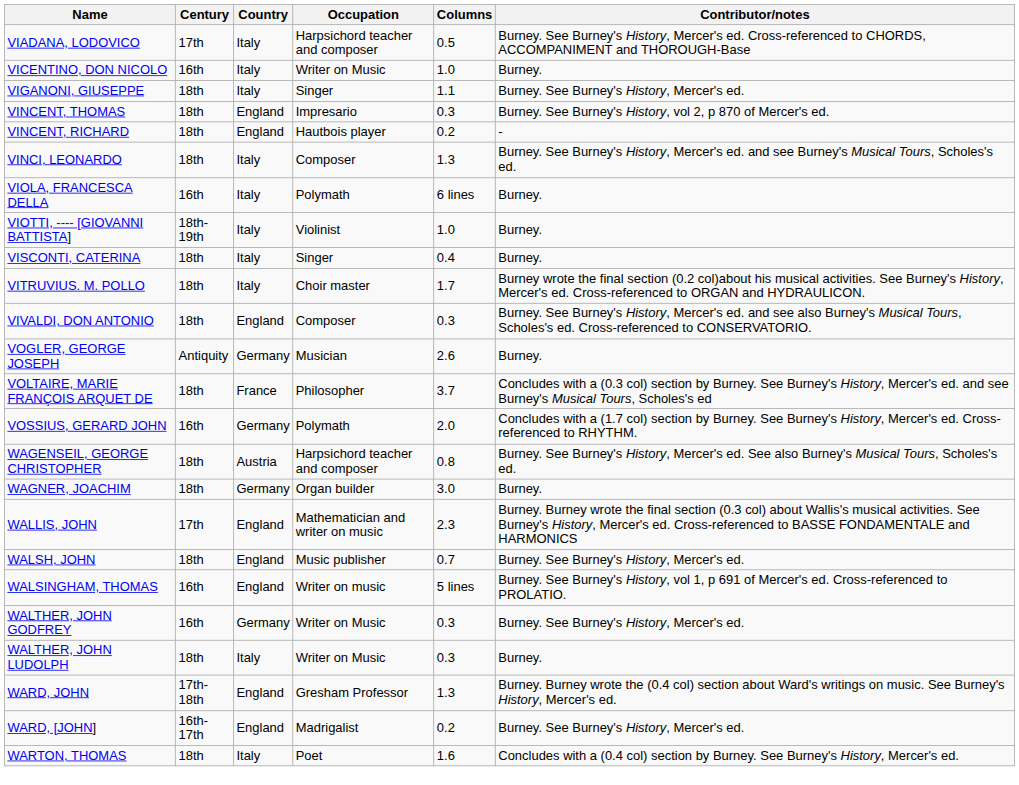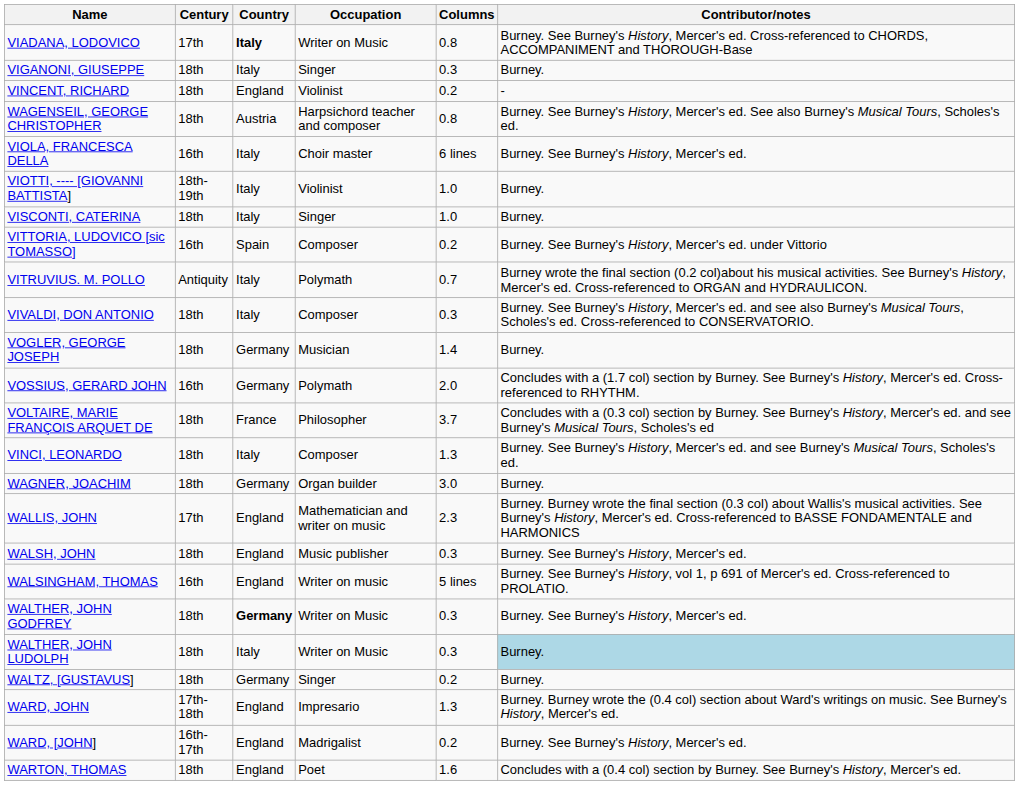(248, 42) normal -> (249, 42) bold
(354, 42) Harpsichord teacher and composer -> (343, 42) Writer on Music
(446, 42) 0.5 -> (448, 42) 0.8
- row: (87, 70)
(446, 91) 1.1 -> (448, 70) 0.3
(621, 91) Burney. See Burney's History, Mercer's ed. -> (522, 70) Burney.
- row: (66, 111)
(341, 132) Hautbois player -> (320, 91) Violinist
rows swapped: (65, 159) <-> (78, 461)
(323, 195) Polymath -> (335, 153) Choir master
(520, 195) Burney. -> (624, 153) Burney. See Burney's History, Mercer's ed.
(446, 258) 0.4 -> (448, 216) 1.0
+ row: (86, 244)
(191, 285) 18th -> (203, 279) Antiquity
(333, 285) Choir master -> (325, 279) Polymath
(446, 285) 1.7 -> (448, 279) 0.7
(260, 321) England -> (248, 315) Italy
(203, 356) Antiquity -> (191, 350) 18th
(446, 356) 2.6 -> (448, 350) 1.4
rows swapped: (80, 391) <-> (87, 426)
(446, 559) 0.7 -> (448, 553) 0.3
(191, 622) 16th -> (191, 616) 18th
(263, 622) normal -> (264, 616) bold
(520, 657) no background -> (522, 651) lightblue background
+ row: (71, 679)
(352, 692) Gresham Professor -> (329, 707) Impresario
(248, 755) Italy -> (260, 770) England
